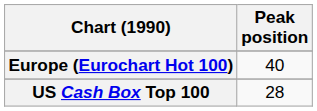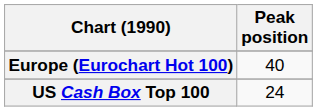(275, 92) 28 -> (275, 92) 24
